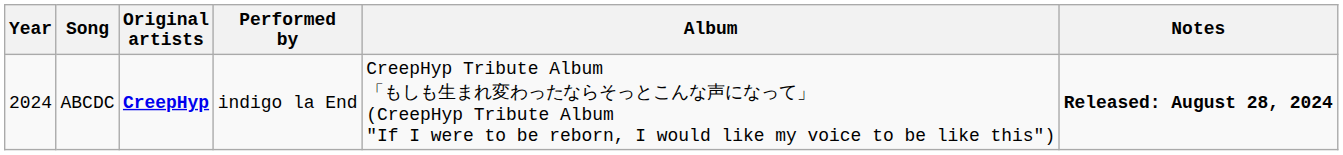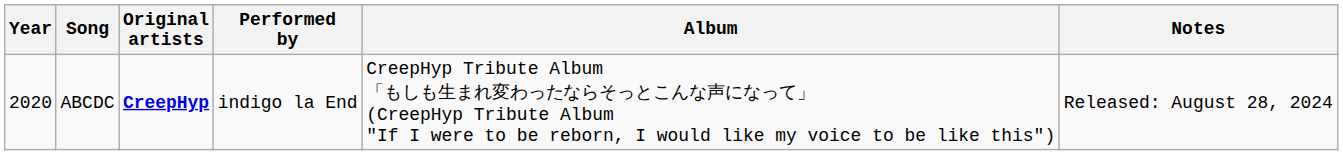(31, 102) 2024 -> (31, 102) 2020
(1198, 102) bold -> (1198, 102) normal
